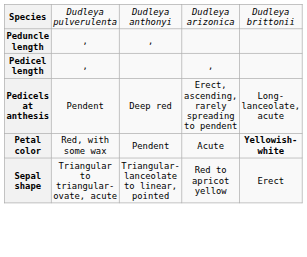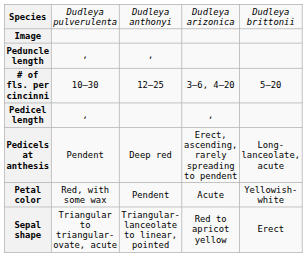+ row: (28, 36)
+ row: (28, 85)
(271, 146) bold -> (271, 195) normal
